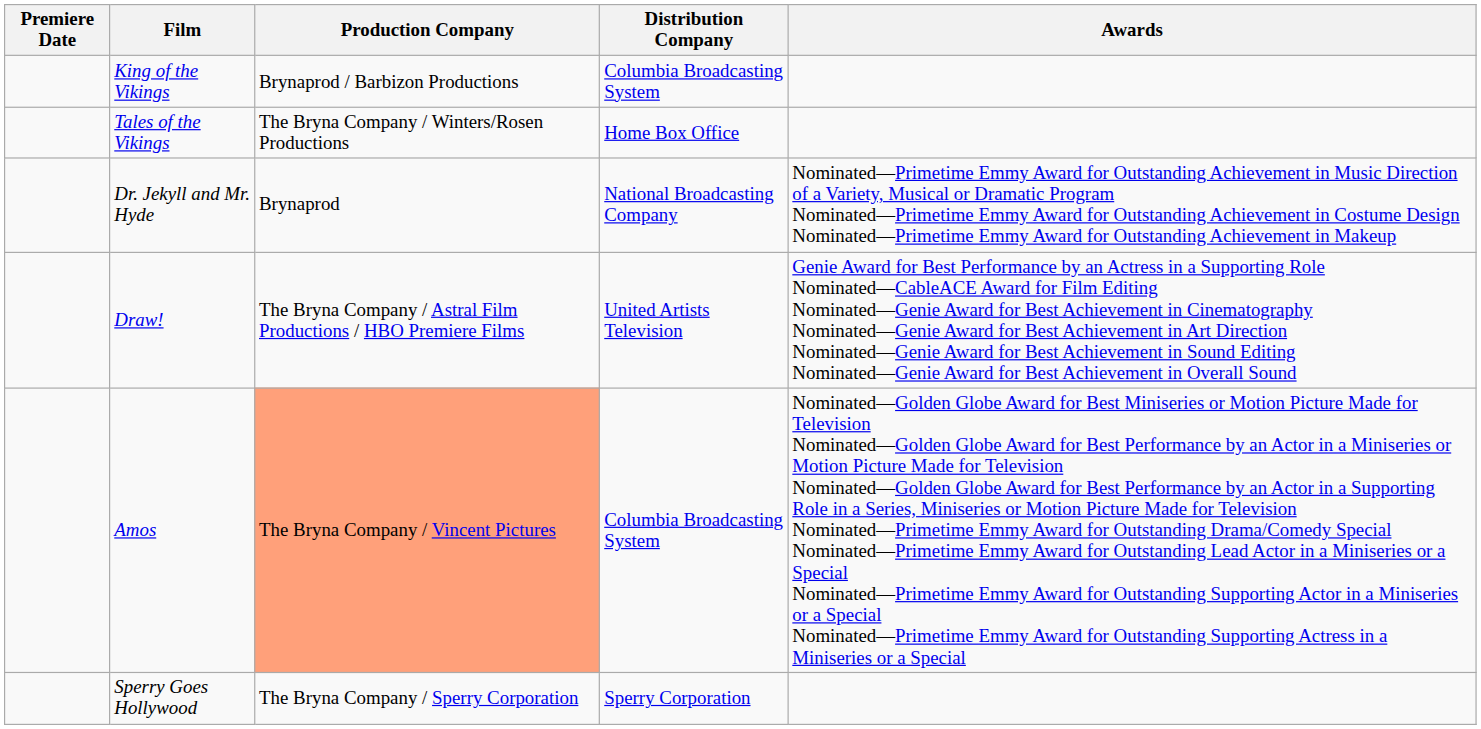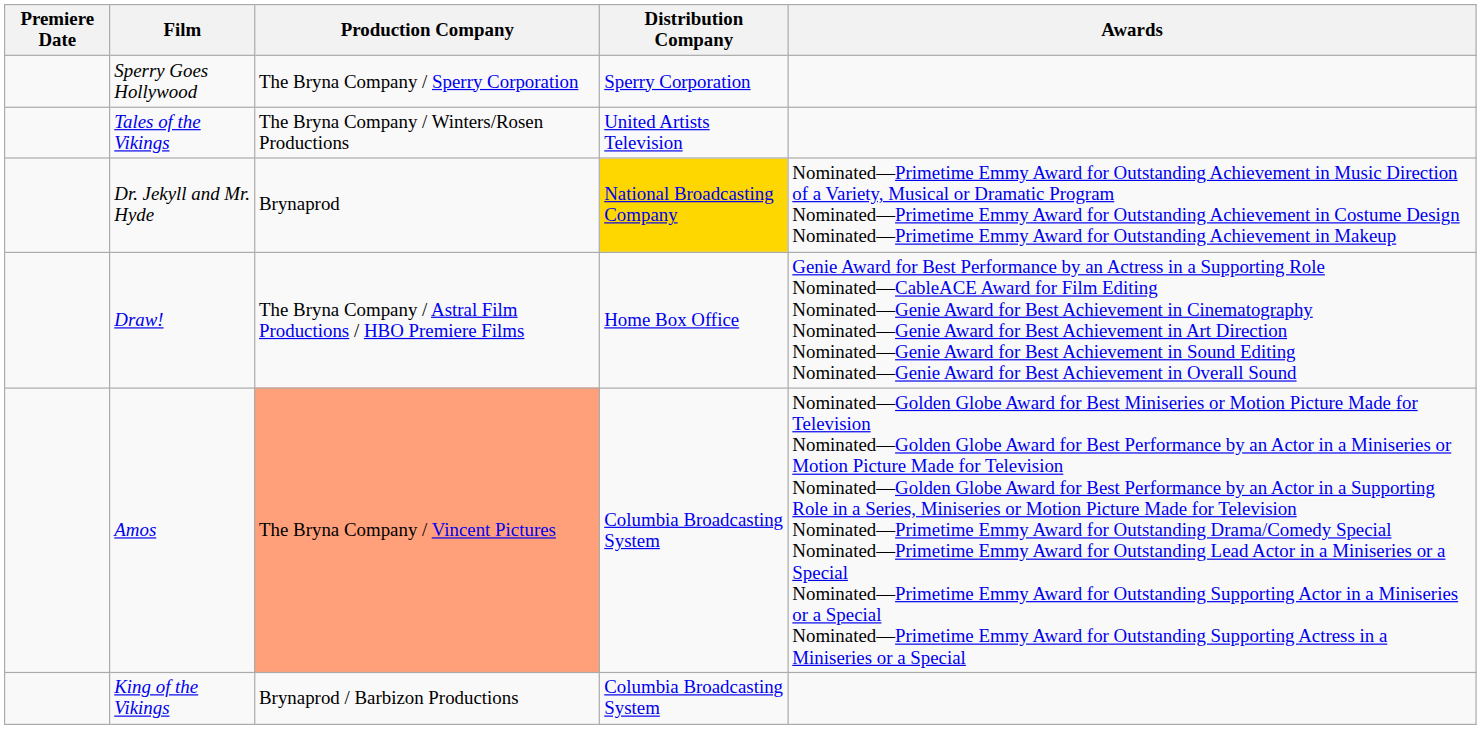rows swapped: (156, 81) <-> (161, 698)
(672, 132) Home Box Office -> (657, 132) United Artists Television
(689, 204) no background -> (689, 204) gold background
(657, 319) United Artists Television -> (672, 319) Home Box Office
